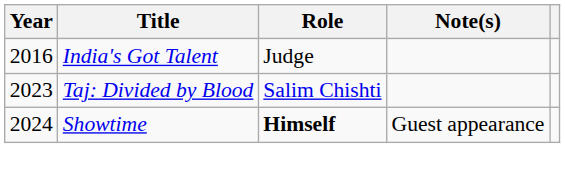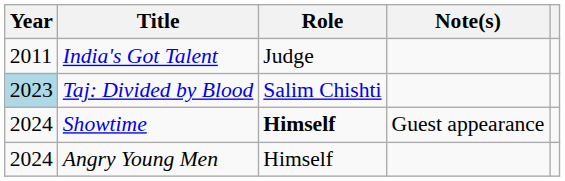(31, 55) 2016 -> (31, 55) 2011
(31, 90) no background -> (31, 90) lightblue background
+ row: (140, 158)
